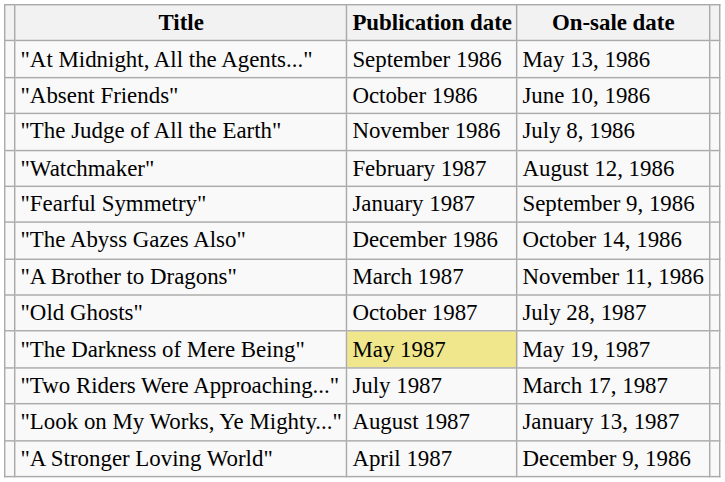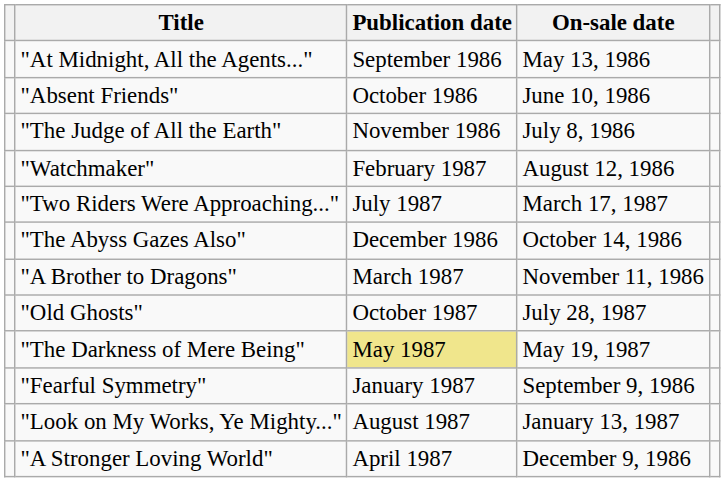rows swapped: (113, 204) <-> (180, 385)
